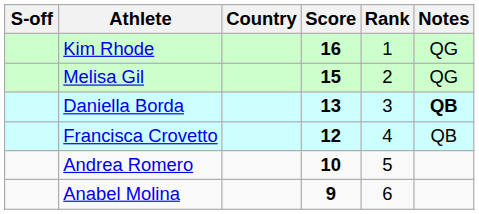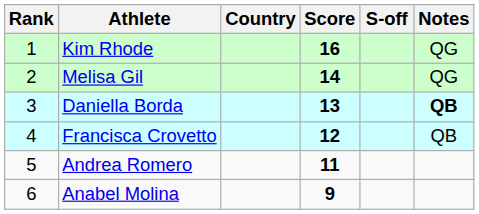columns swapped: (387, 19) <-> (32, 19)
(331, 77) 15 -> (330, 77) 14
(331, 164) 10 -> (330, 164) 11
